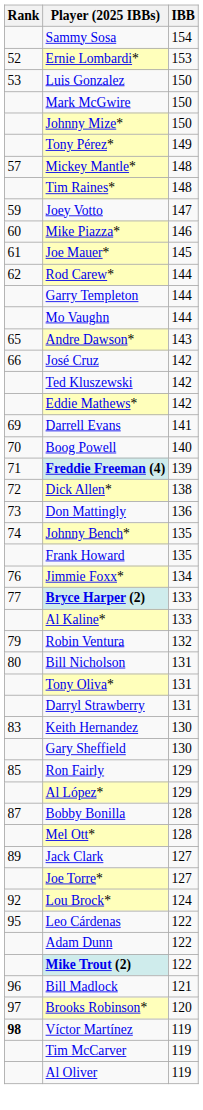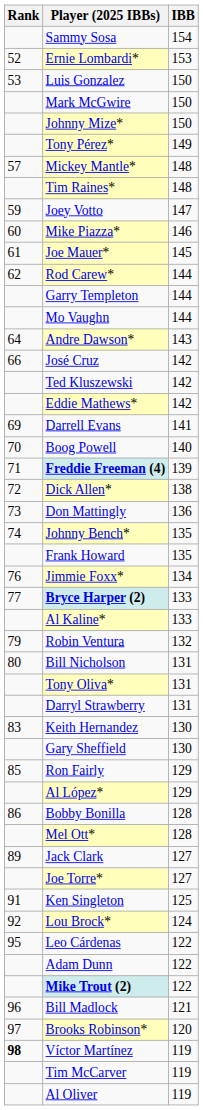(14, 339) 65 -> (14, 339) 64
(14, 813) 87 -> (14, 813) 86
+ row: (85, 900)
